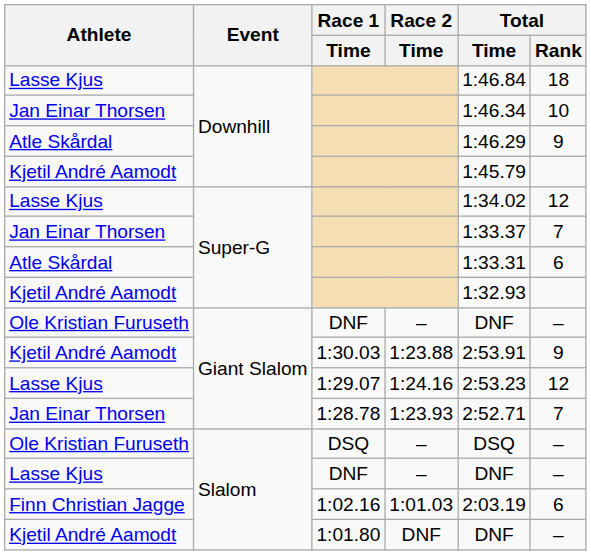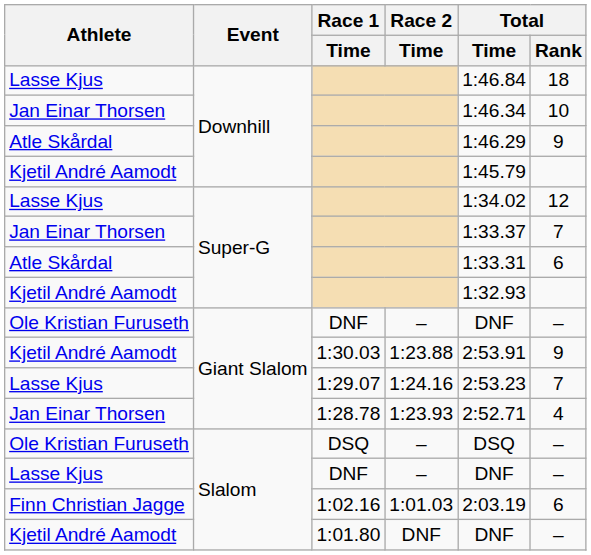(558, 383) 12 -> (558, 383) 7
(558, 414) 7 -> (558, 414) 4
